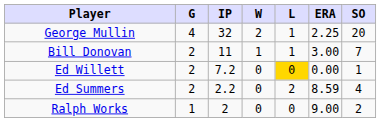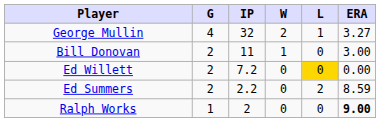- column: (359, 14)
(325, 33) 2.25 -> (357, 33) 3.27
(292, 52) 1 -> (320, 52) 0
(325, 108) normal -> (357, 108) bold
